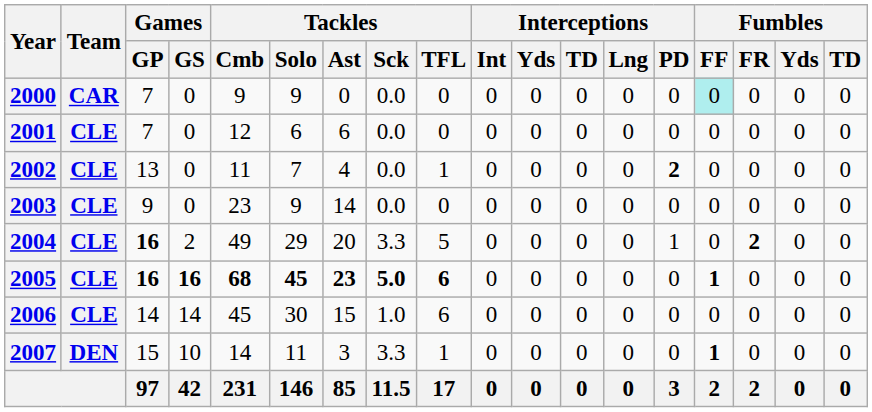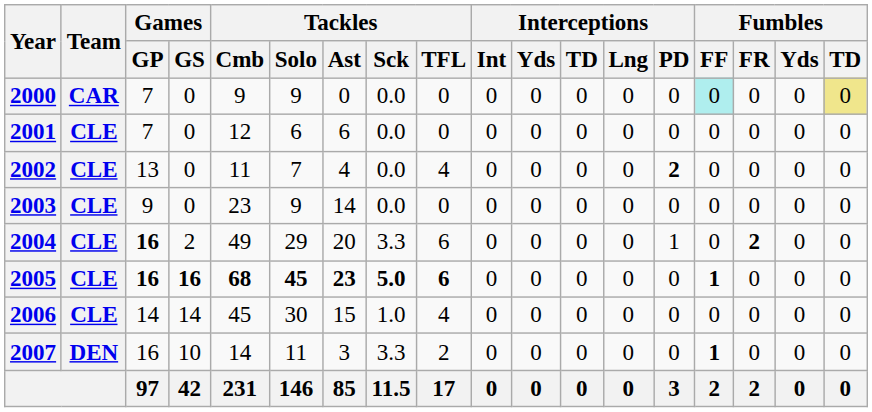(845, 95) no background -> (845, 95) khaki background
(444, 168) 1 -> (444, 168) 4
(444, 242) 5 -> (444, 242) 6
(444, 315) 6 -> (444, 315) 4
(148, 351) 15 -> (148, 351) 16
(444, 351) 1 -> (444, 351) 2
